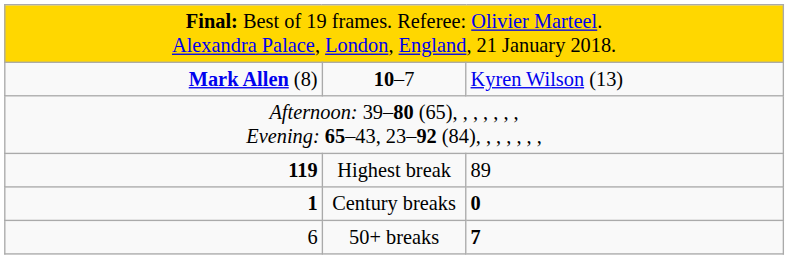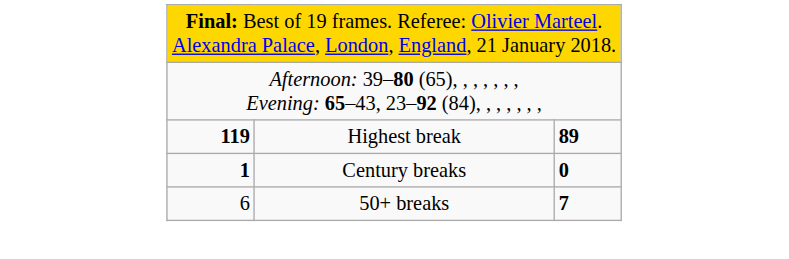- row: (394, 79)
(481, 170) normal -> (569, 136) bold
